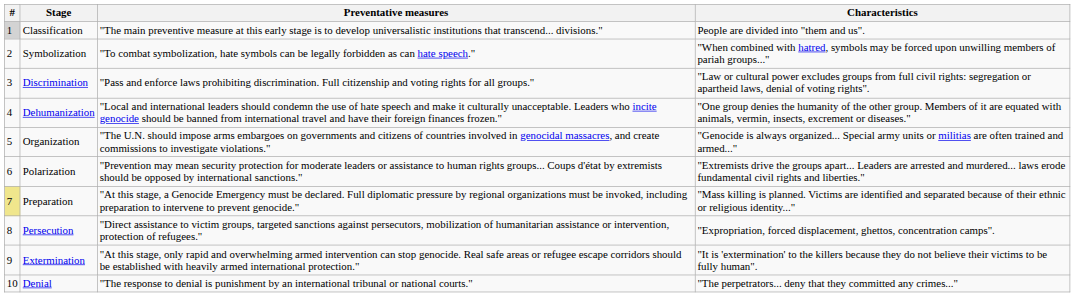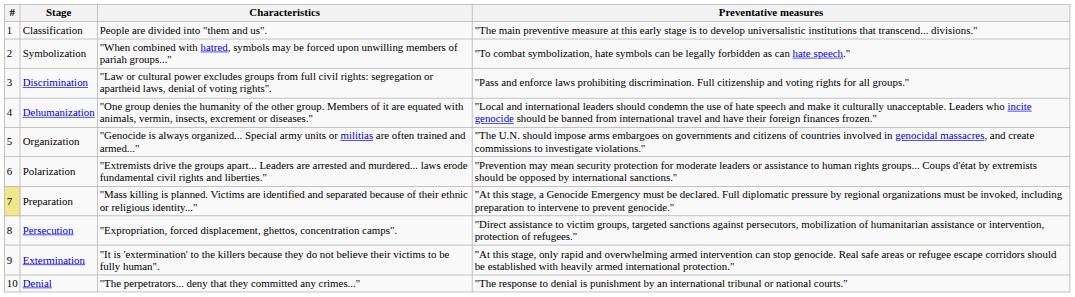columns swapped: (882, 13) <-> (396, 13)
(10, 30) lightgrey background -> (10, 30) no background
